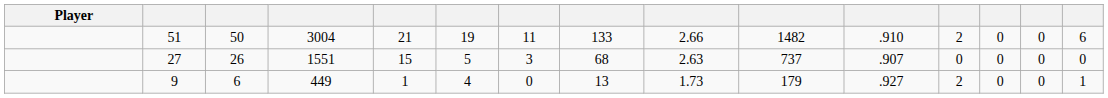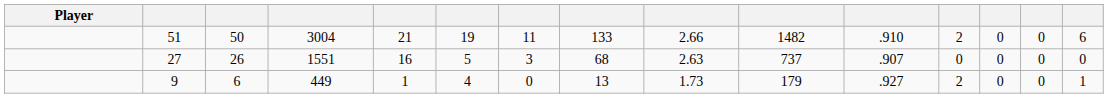(405, 59) 15 -> (405, 59) 16
